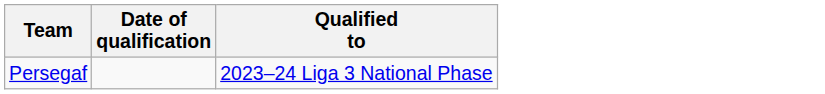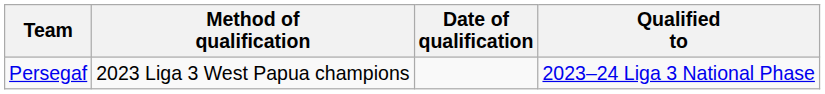+ column: (253, 30)
